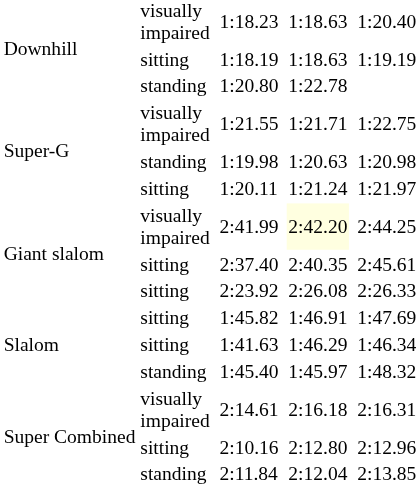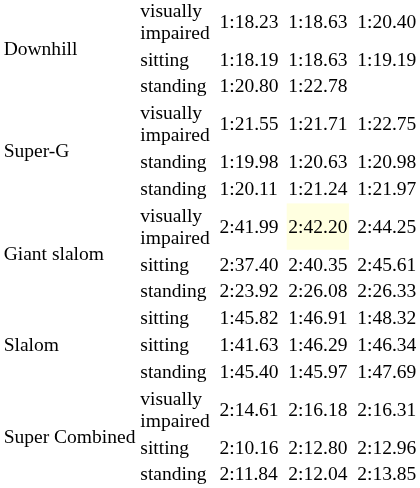(165, 188) sitting -> (173, 188) standing
(165, 291) sitting -> (173, 291) standing
(387, 317) 1:47.69 -> (387, 317) 1:48.32
(387, 371) 1:48.32 -> (387, 371) 1:47.69
